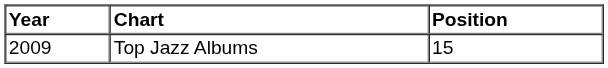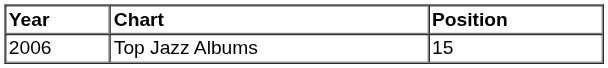(30, 48) 2009 -> (30, 48) 2006
